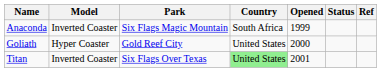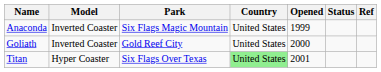(258, 28) South Africa -> (259, 28) United States
(80, 43) Hyper Coaster -> (84, 43) Inverted Coaster
(84, 59) Inverted Coaster -> (80, 59) Hyper Coaster
